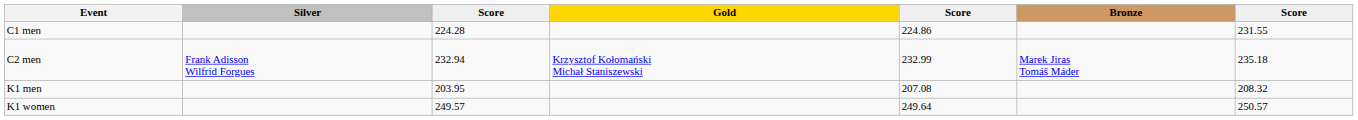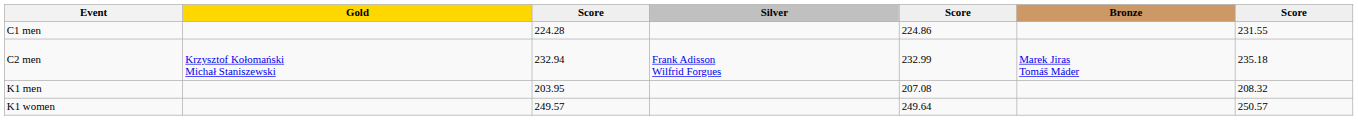columns swapped: (725, 13) <-> (308, 13)
